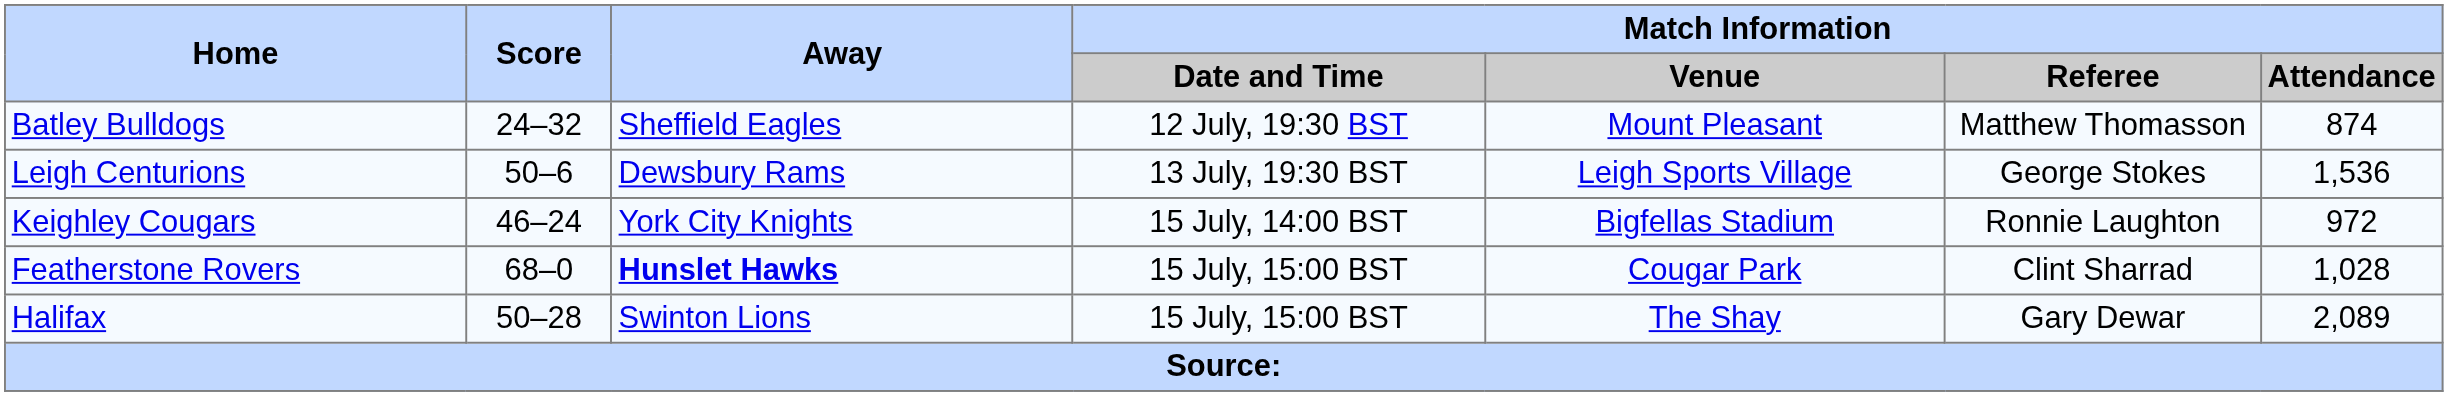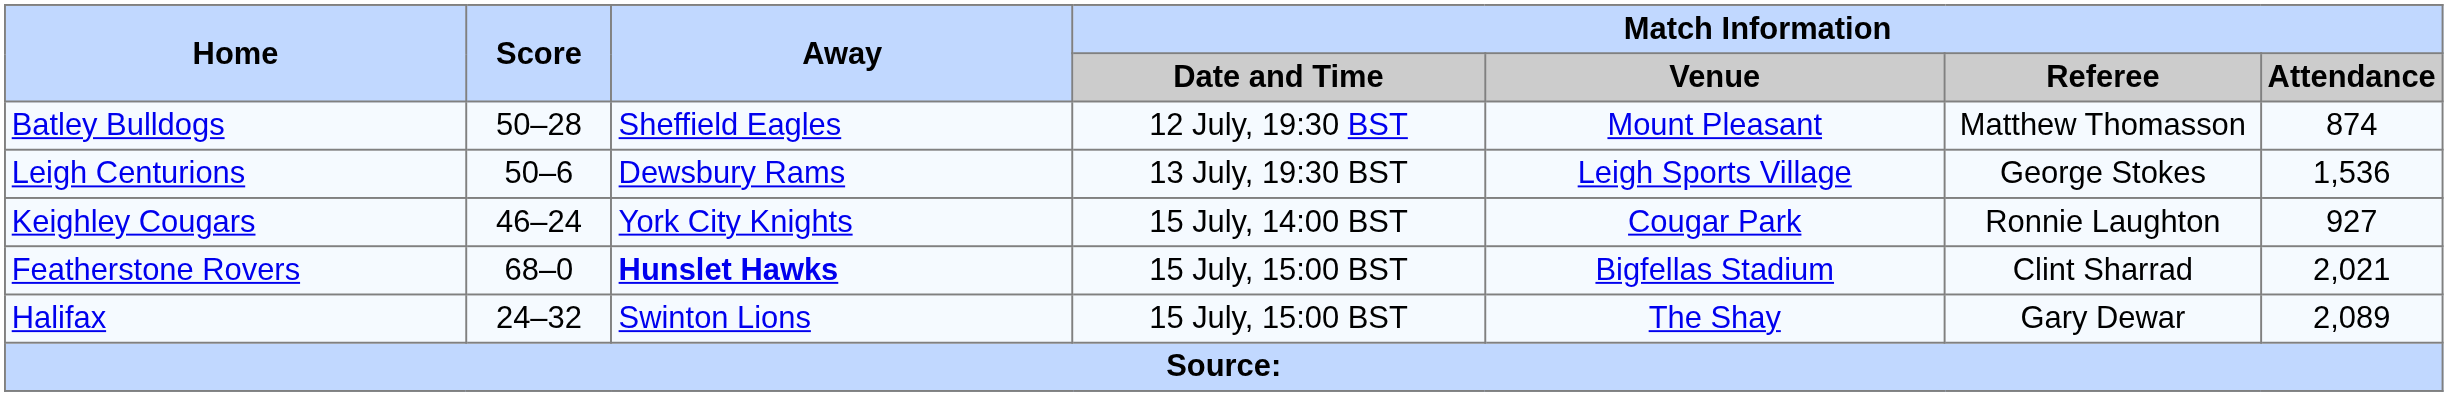(539, 125) 24–32 -> (539, 125) 50–28
(1715, 221) Bigfellas Stadium -> (1715, 221) Cougar Park
(2352, 221) 972 -> (2352, 221) 927
(1715, 269) Cougar Park -> (1715, 269) Bigfellas Stadium
(2352, 269) 1,028 -> (2352, 269) 2,021
(539, 318) 50–28 -> (539, 318) 24–32
